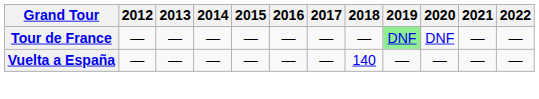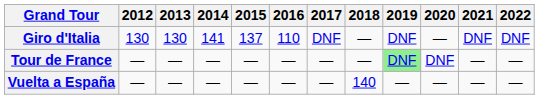+ row: (61, 37)
